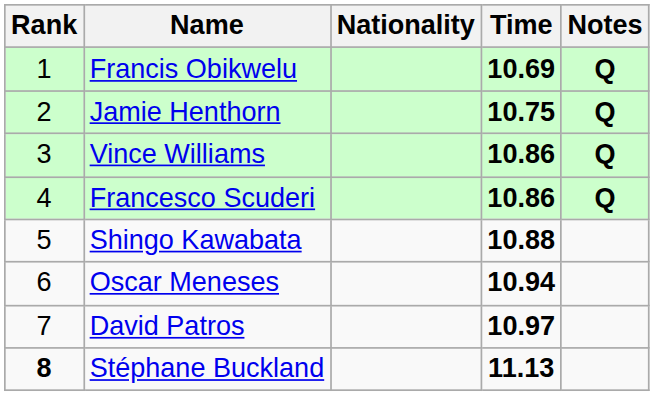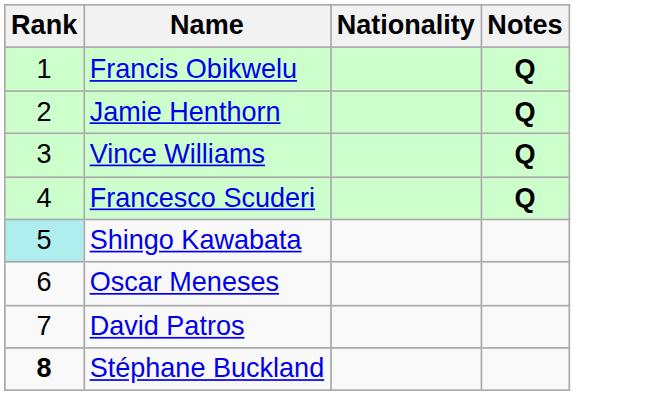- column: (521, 25)
(44, 240) no background -> (44, 240) paleturquoise background
